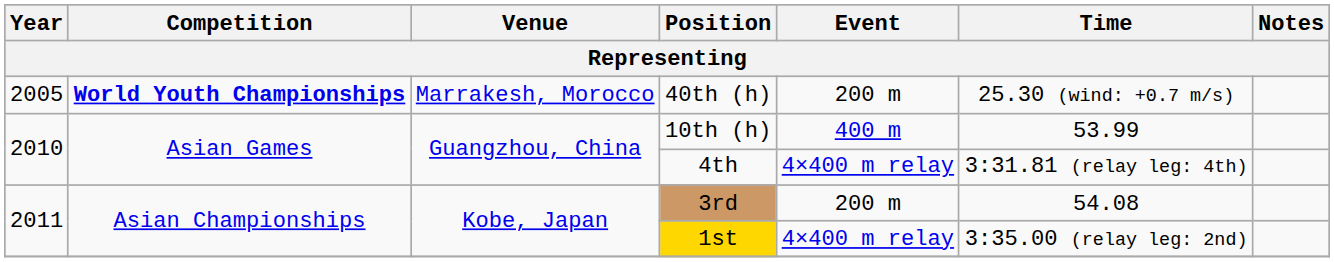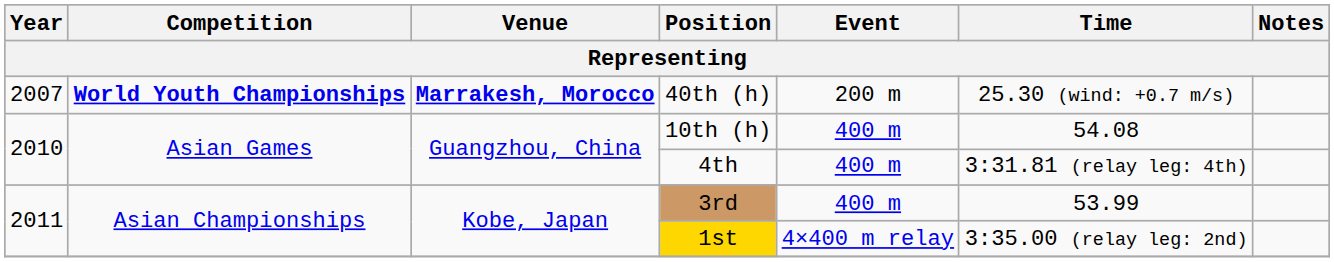(37, 95) 2005 -> (37, 95) 2007
(535, 95) normal -> (535, 95) bold
(1106, 131) 53.99 -> (1106, 131) 54.08
(868, 167) 4×400 m relay -> (868, 167) 400 m
(868, 203) 200 m -> (868, 203) 400 m
(1106, 203) 54.08 -> (1106, 203) 53.99
